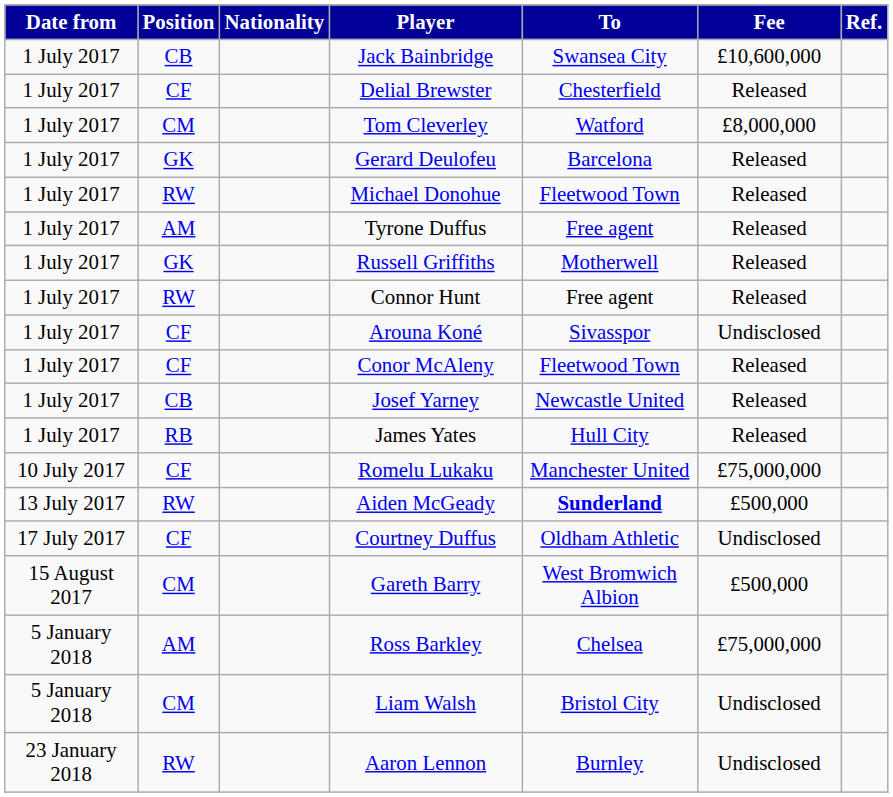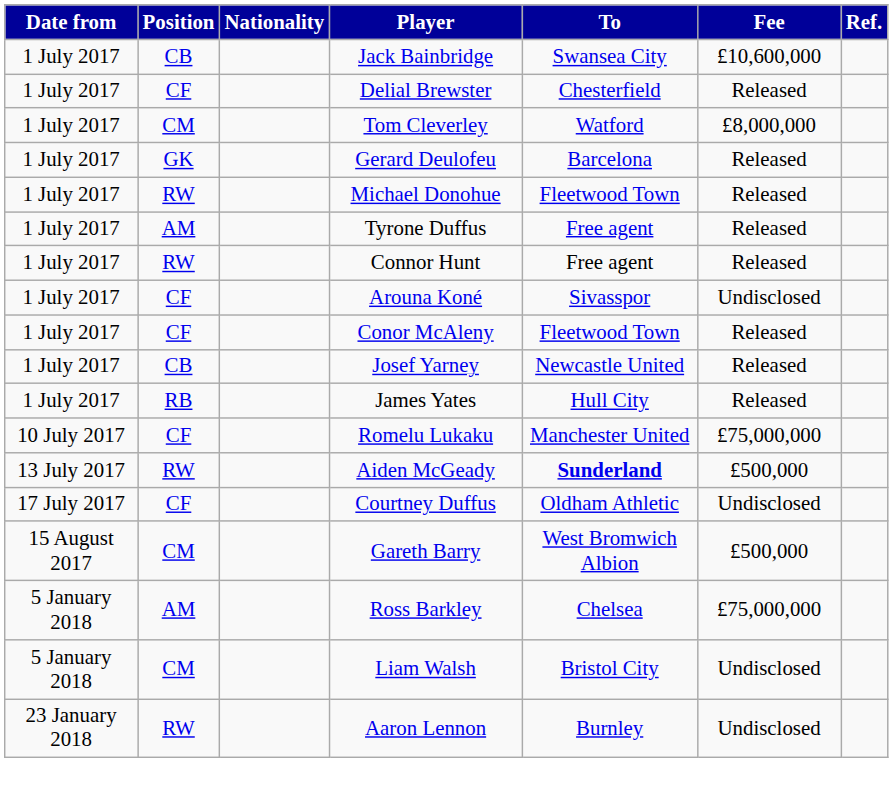- row: (426, 263)
